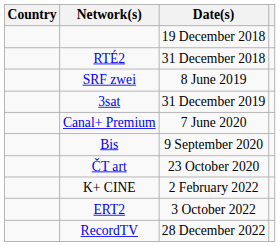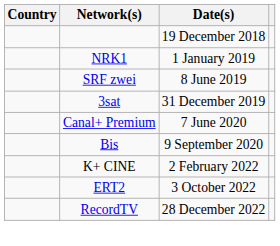- row: (109, 58)
+ row: (109, 58)
- row: (109, 166)
